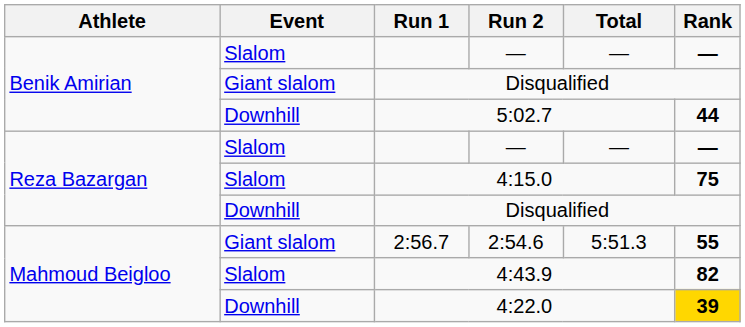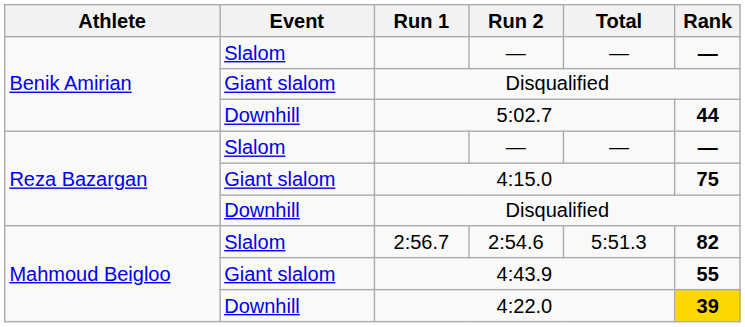(255, 179) Slalom -> (280, 179) Giant slalom
(280, 242) Giant slalom -> (255, 242) Slalom
(708, 242) 55 -> (708, 242) 82
(255, 274) Slalom -> (280, 274) Giant slalom
(708, 274) 82 -> (708, 274) 55
